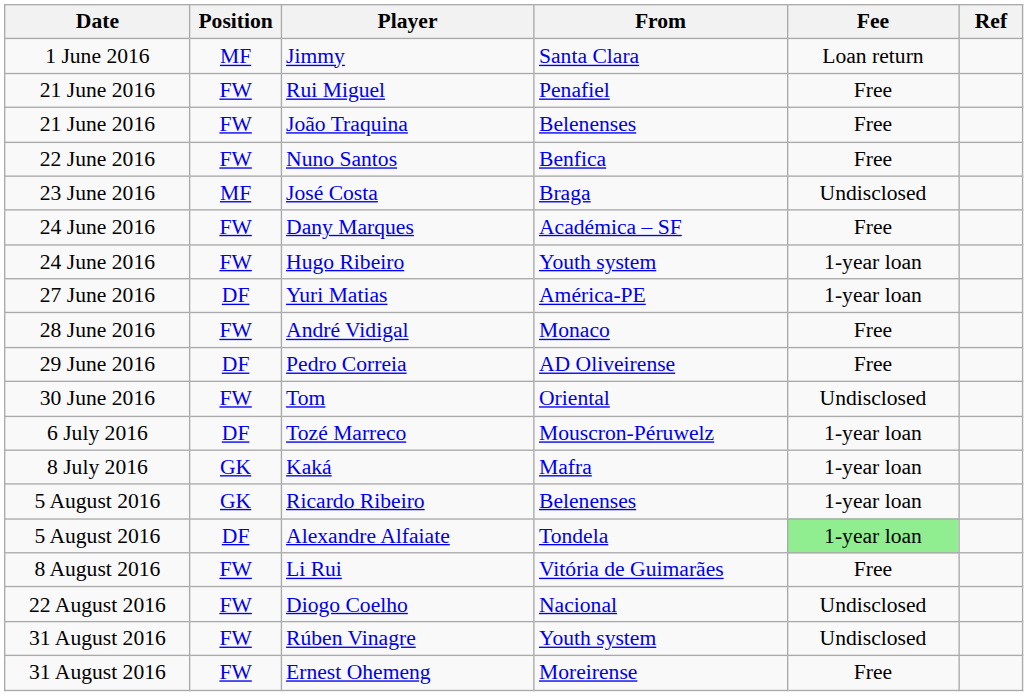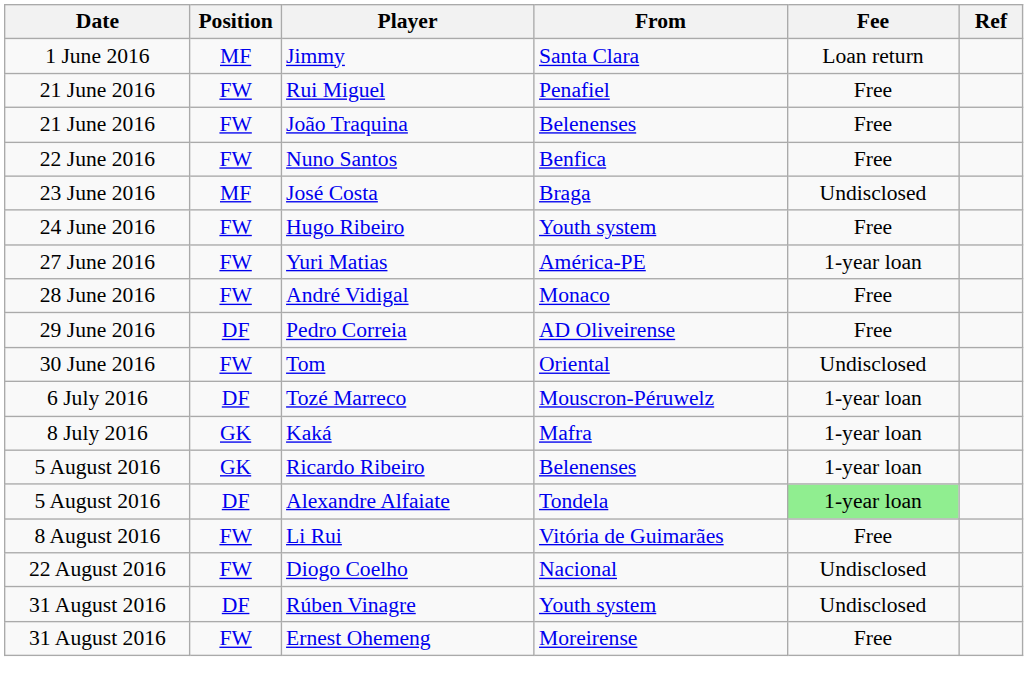- row: (350, 227)
(873, 261) 1-year loan -> (873, 227) Free
(236, 295) DF -> (236, 261) FW
(236, 638) FW -> (236, 603) DF
